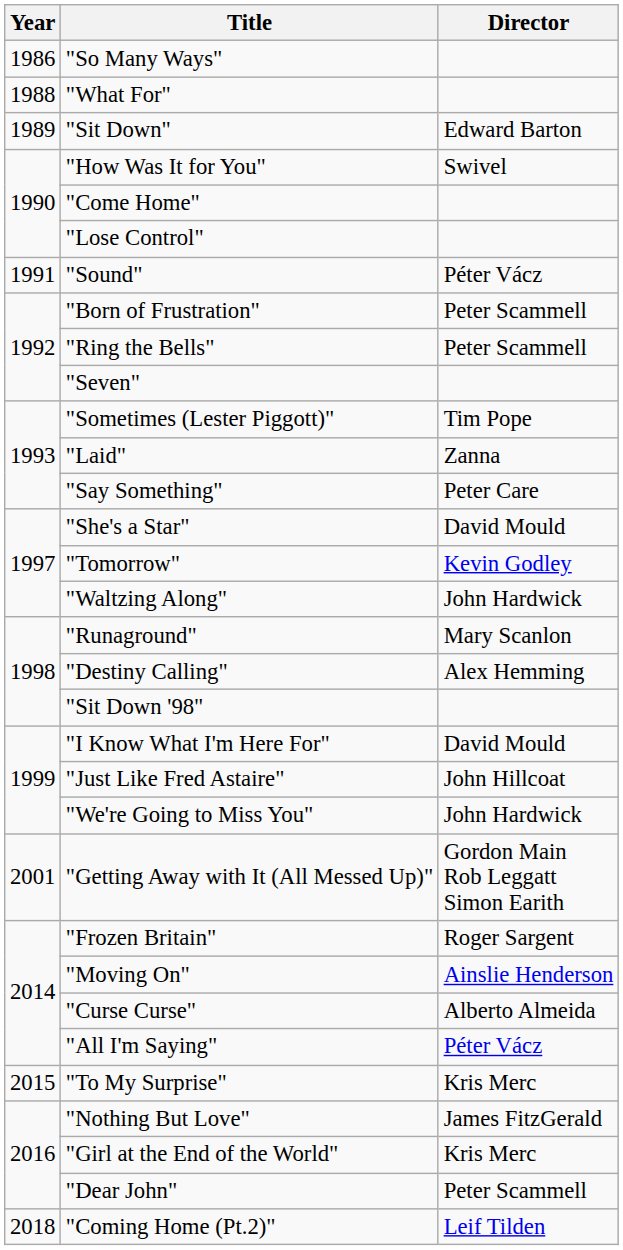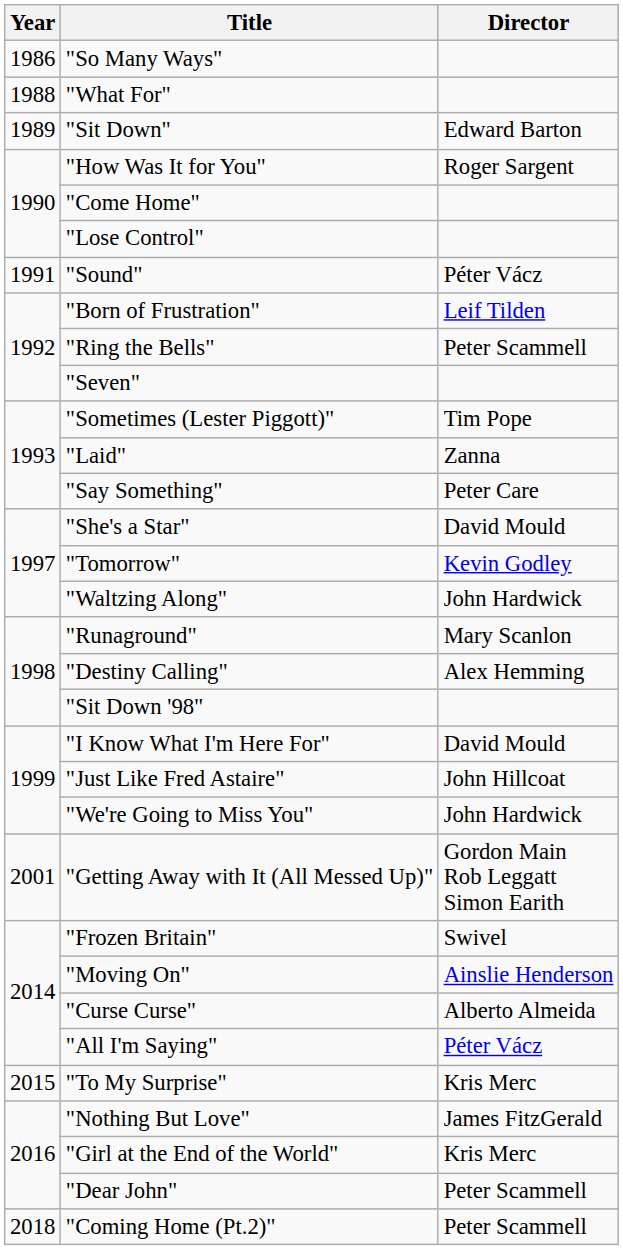(475, 166) Swivel -> (509, 166) Roger Sargent
(515, 310) Peter Scammell -> (494, 310) Leif Tilden
(509, 938) Roger Sargent -> (475, 938) Swivel
(494, 1226) Leif Tilden -> (515, 1226) Peter Scammell
